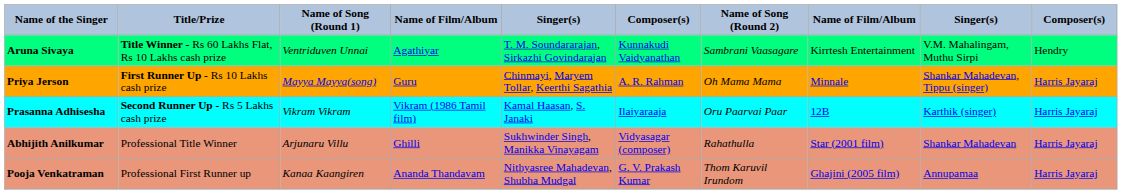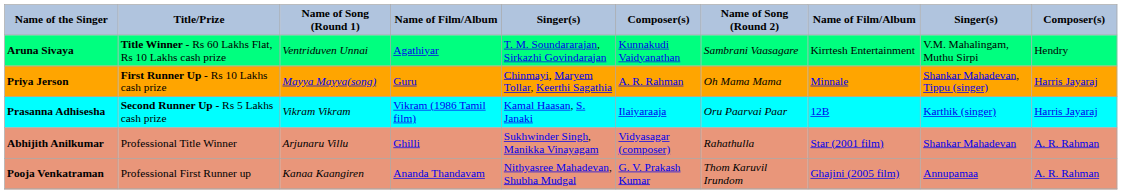(1066, 143) Harris Jayaraj -> (1067, 143) A. R. Rahman
(1066, 173) Harris Jayaraj -> (1067, 173) A. R. Rahman
